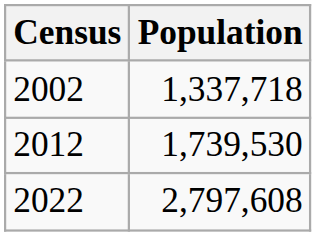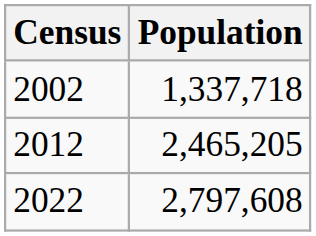(232, 144) 1,739,530 -> (232, 144) 2,465,205
